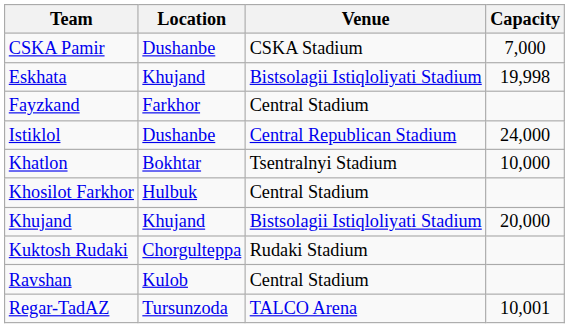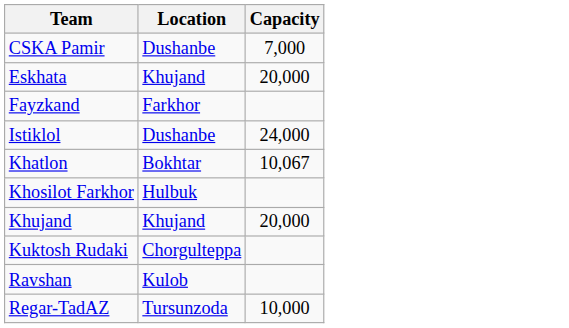- column: (366, 18)
(525, 76) 19,998 -> (285, 76) 20,000
(525, 163) 10,000 -> (285, 163) 10,067
(525, 308) 10,001 -> (285, 308) 10,000
